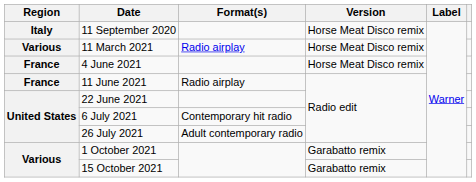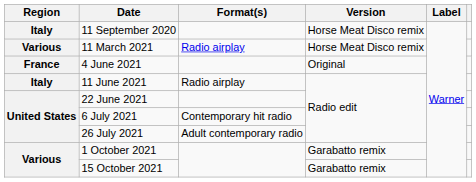(366, 64) Horse Meat Disco remix -> (326, 64) Original
(42, 82) France -> (42, 82) Italy
